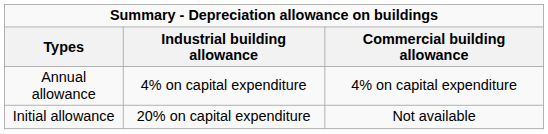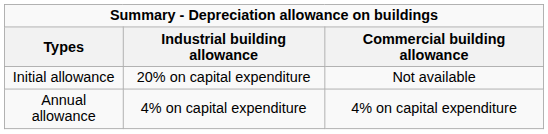rows swapped: (64, 116) <-> (64, 85)
